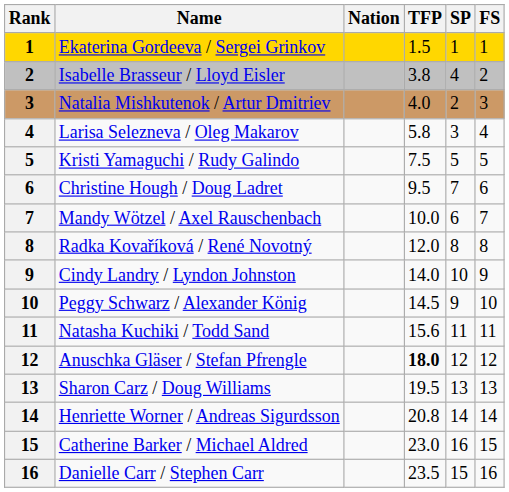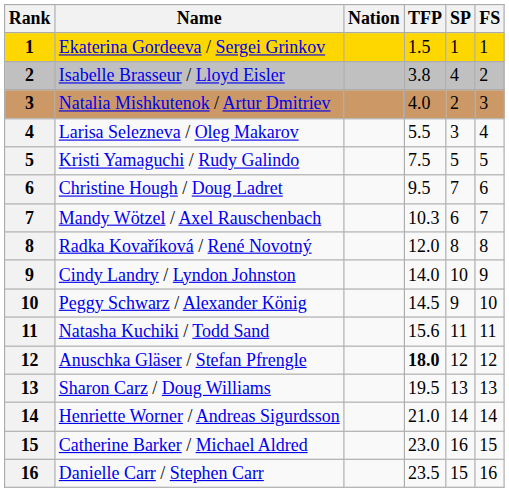(419, 132) 5.8 -> (419, 132) 5.5
(424, 217) 10.0 -> (424, 217) 10.3
(424, 416) 20.8 -> (424, 416) 21.0
